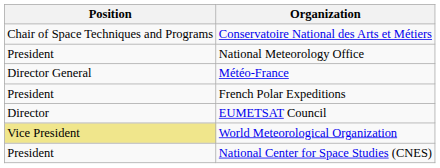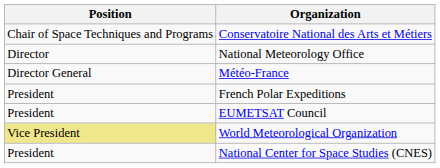(30, 53) President -> (28, 53) Director
(28, 113) Director -> (30, 113) President
